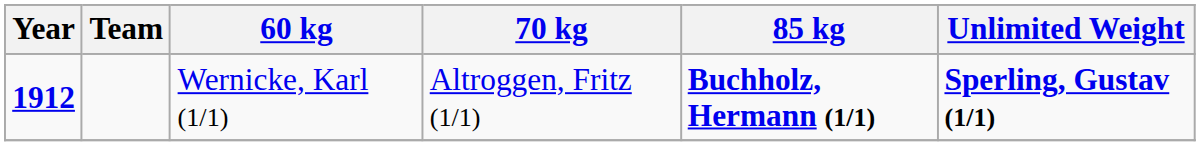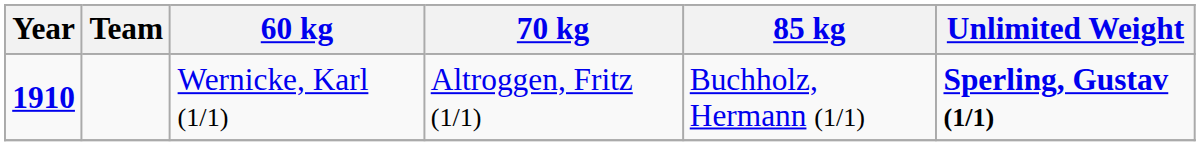(44, 96) 1912 -> (44, 96) 1910
(782, 96) bold -> (777, 96) normal
